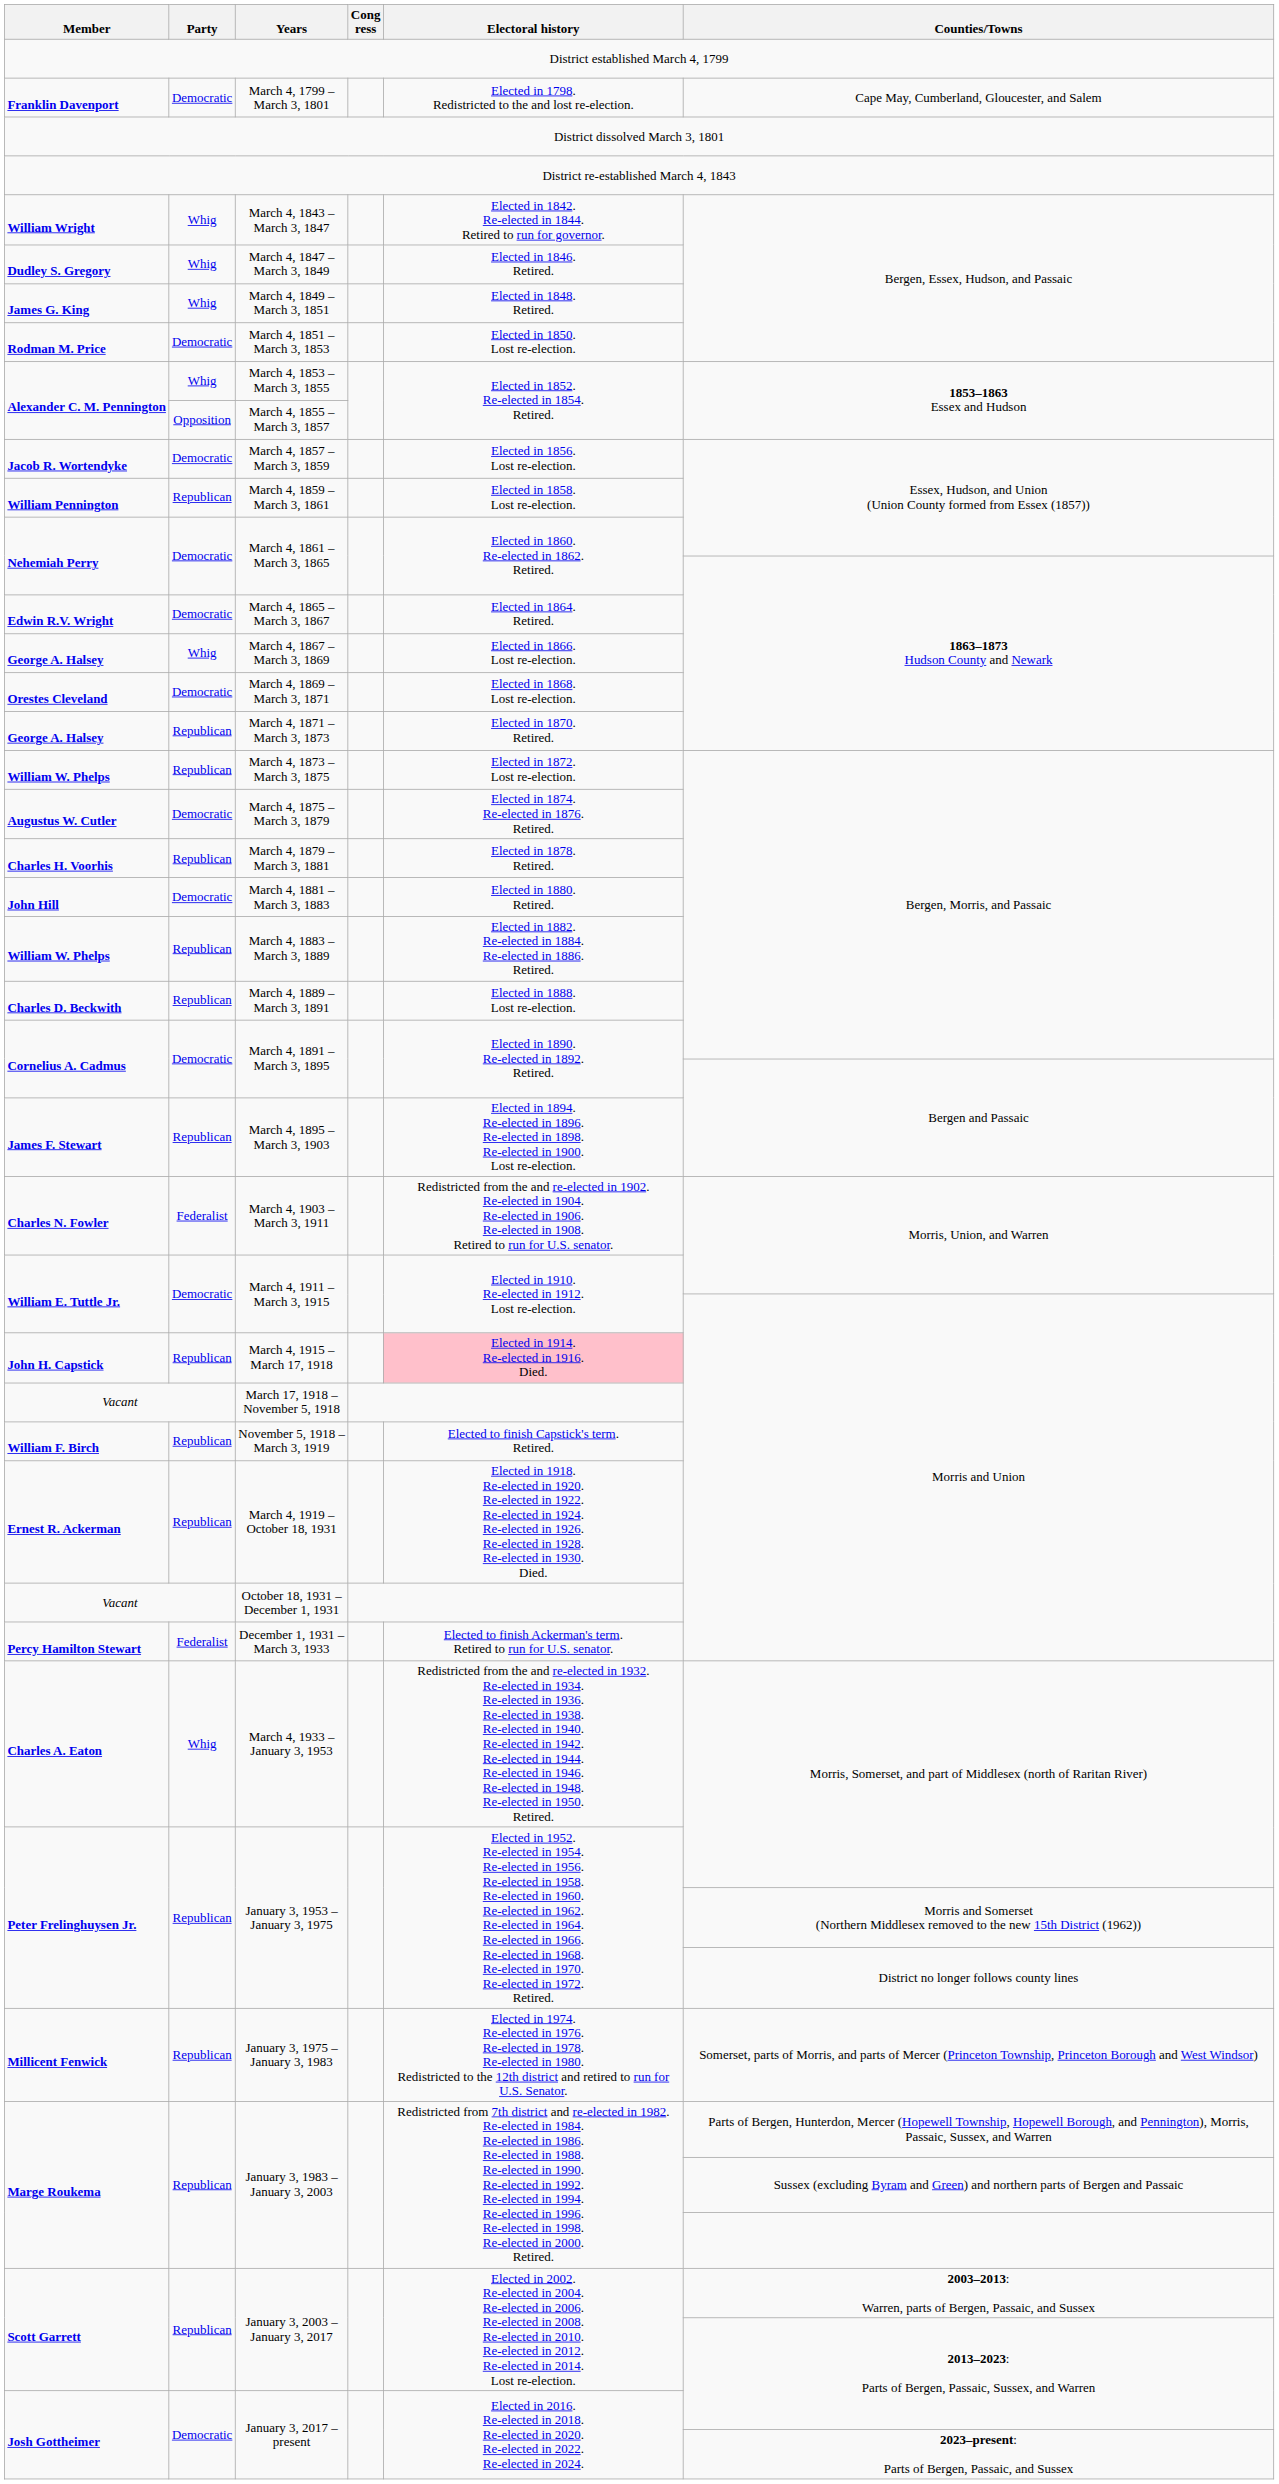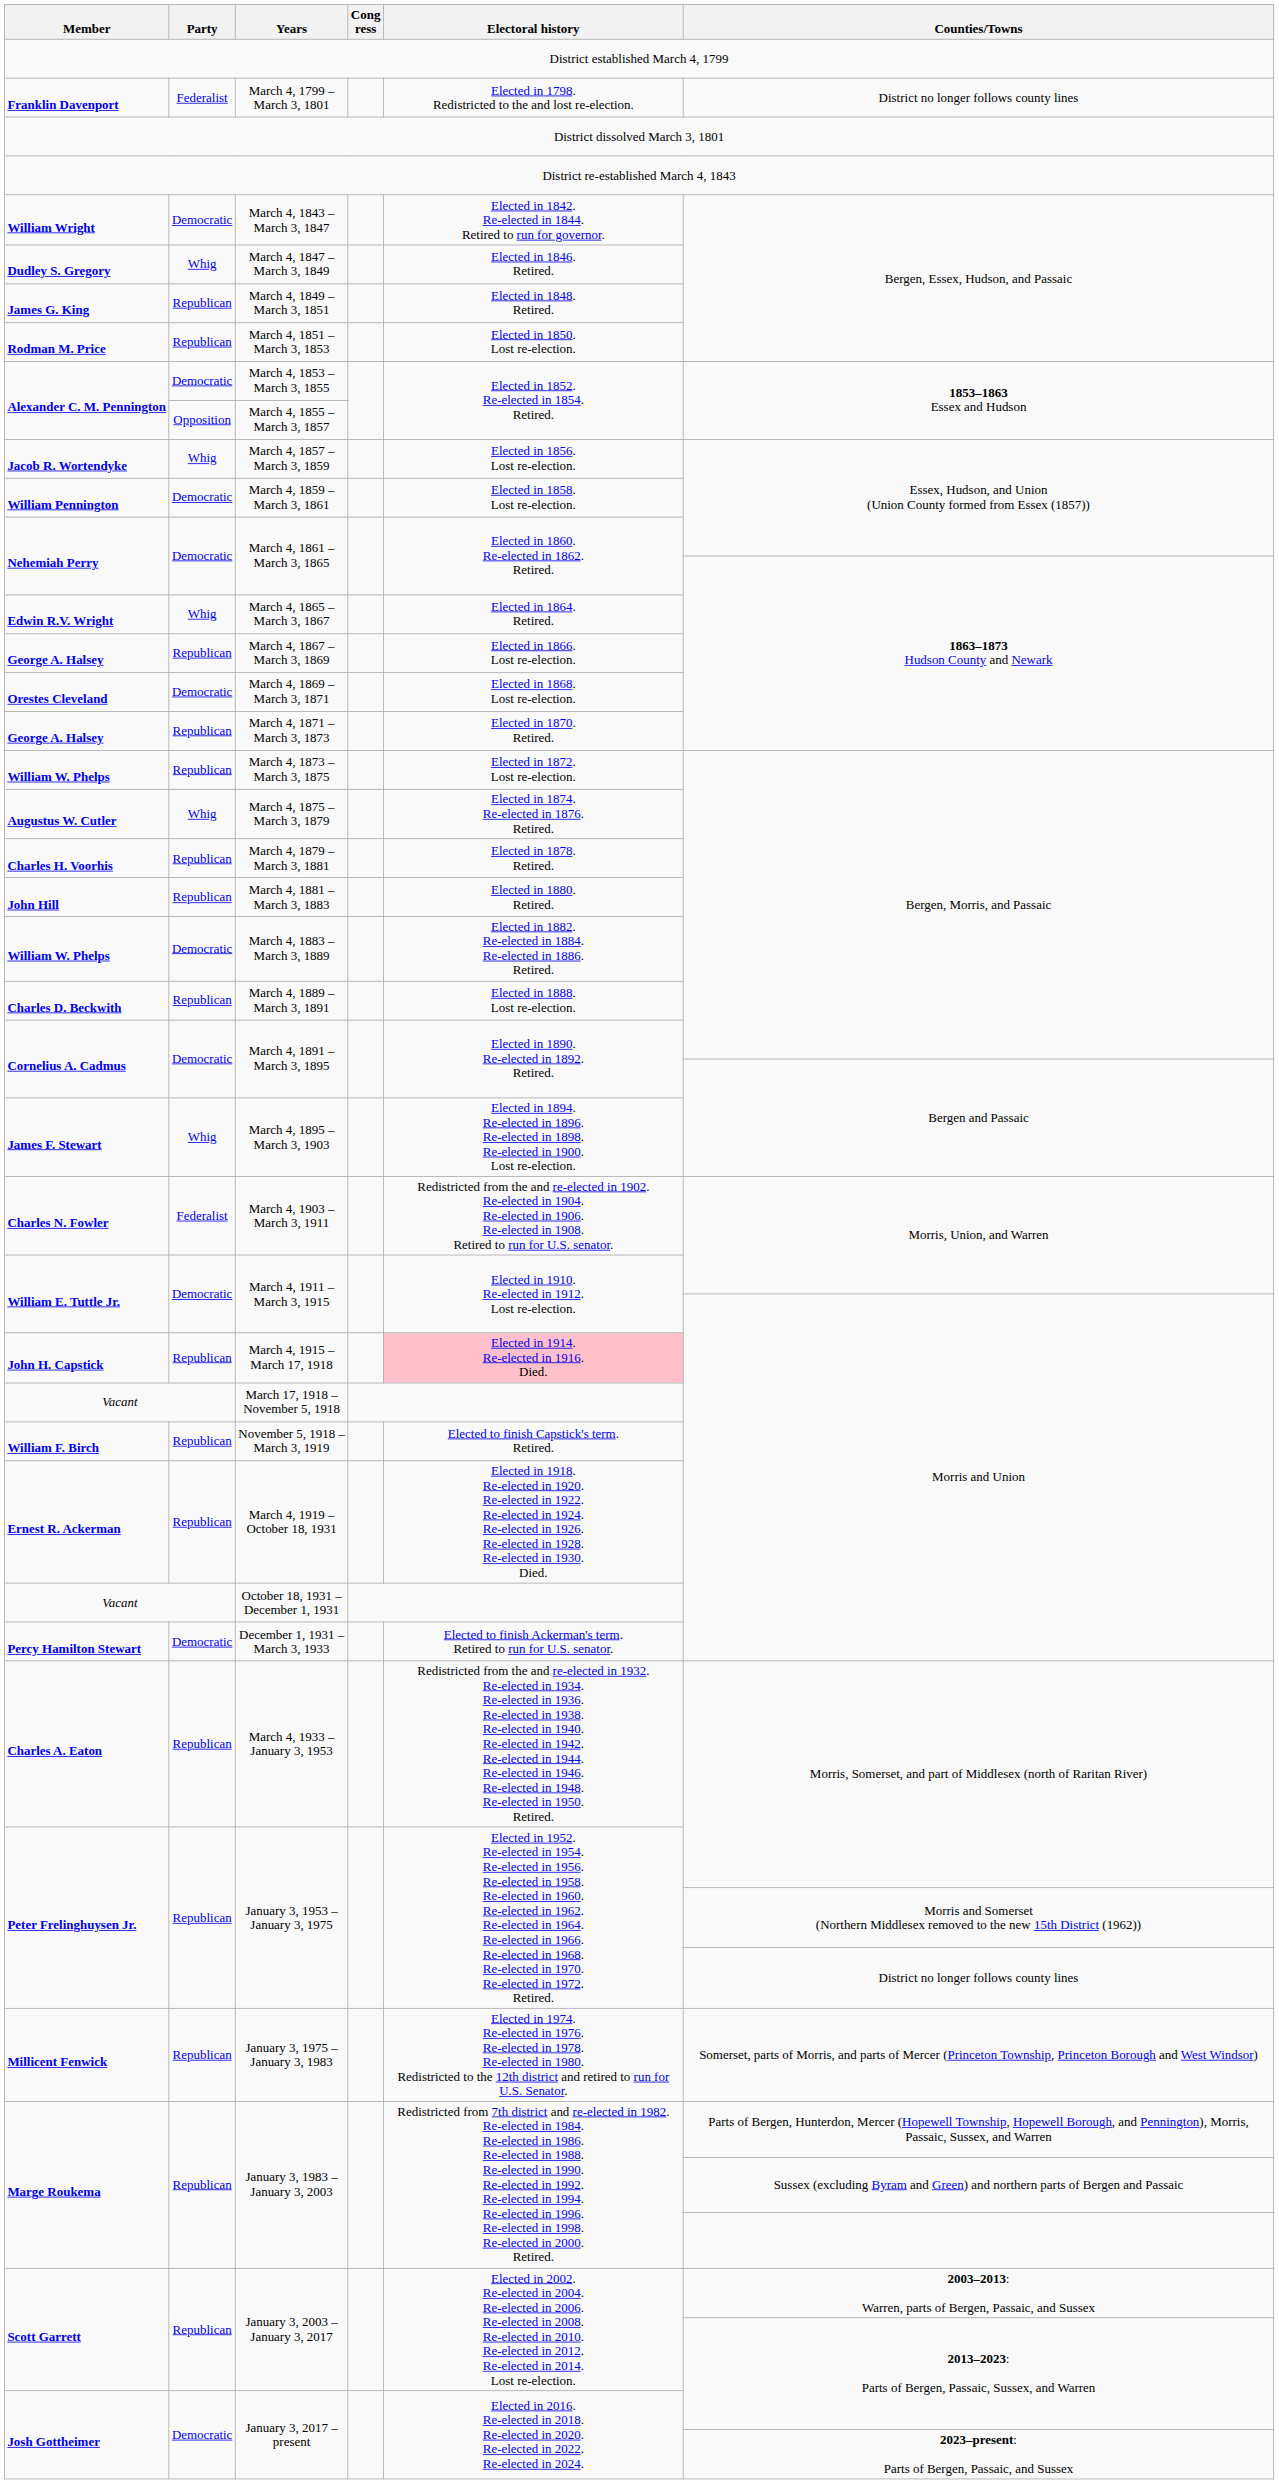(202, 97) Democratic -> (202, 97) Federalist
(978, 97) Cape May, Cumberland, Gloucester, and Salem -> (978, 97) District no longer follows county lines
(202, 220) Whig -> (202, 220) Democratic
(202, 303) Whig -> (202, 303) Republican
(202, 342) Democratic -> (202, 342) Republican
(202, 380) Whig -> (202, 380) Democratic
(202, 458) Democratic -> (202, 458) Whig
(202, 497) Republican -> (202, 497) Democratic
(202, 614) Democratic -> (202, 614) Whig
(202, 653) Whig -> (202, 653) Republican
(202, 814) Democratic -> (202, 814) Whig
(202, 897) Democratic -> (202, 897) Republican
(202, 948) Republican -> (202, 948) Democratic
(202, 1137) Republican -> (202, 1137) Whig
(202, 1641) Federalist -> (202, 1641) Democratic
(202, 1744) Whig -> (202, 1744) Republican
